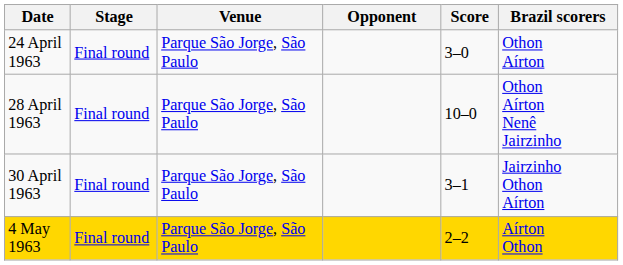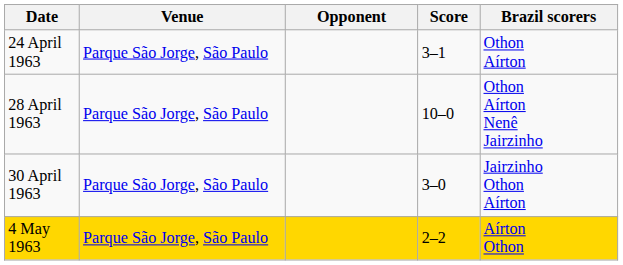- column: (114, 17)
(457, 52) 3–0 -> (434, 52) 3–1
(457, 185) 3–1 -> (434, 185) 3–0
